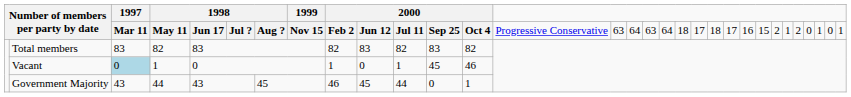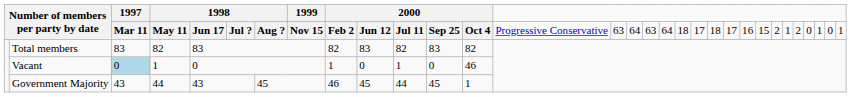(434, 65) 45 -> (432, 65) 0
(432, 83) 0 -> (434, 83) 45
